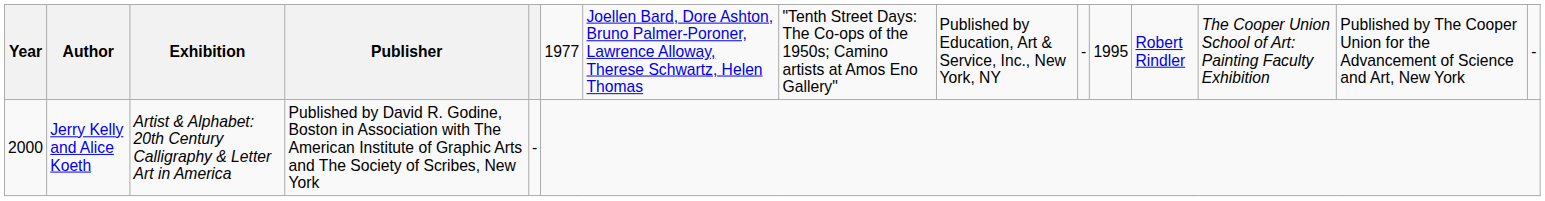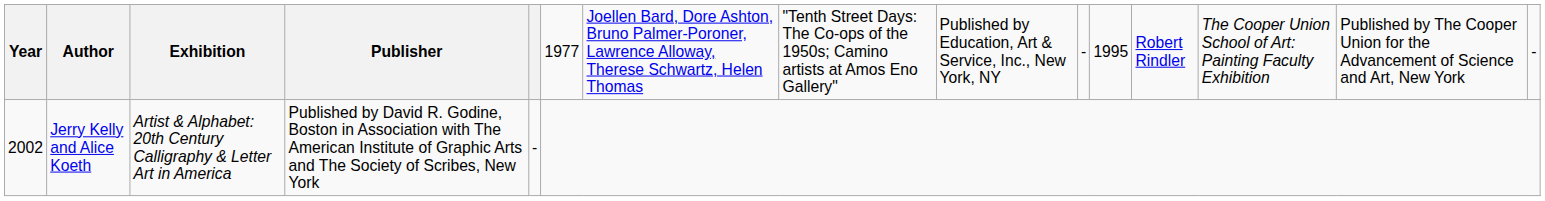(26, 147) 2000 -> (26, 147) 2002
